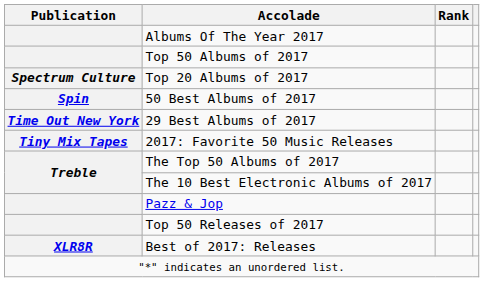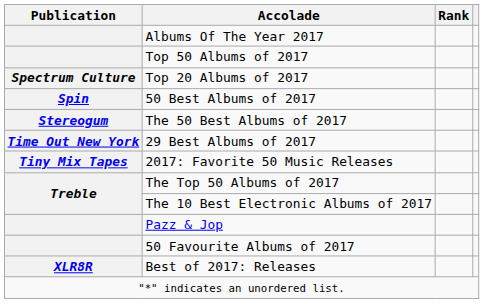+ row: (246, 120)
+ row: (250, 246)
- row: (235, 225)
